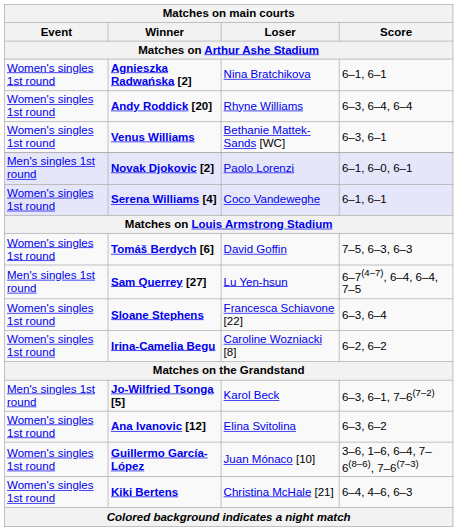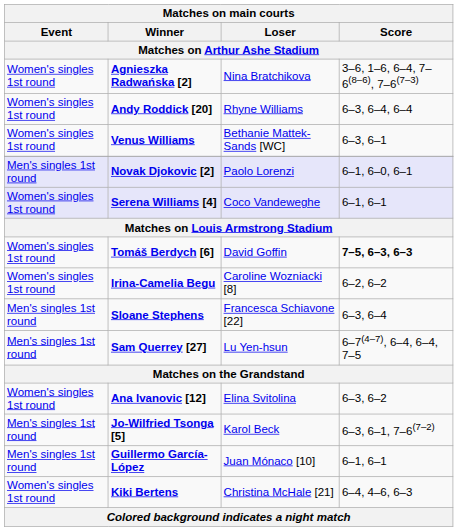(364, 74) 6–1, 6–1 -> (387, 76) 3–6, 1–6, 6–4, 7–6(8–6), 7–6(7–3)
(377, 249) normal -> (377, 252) bold
rows swapped: (159, 282) <-> (163, 346)
(50, 314) Women's singles 1st round -> (51, 314) Men's singles 1st round
rows swapped: (158, 426) <-> (162, 395)
(50, 459) Women's singles 1st round -> (51, 461) Men's singles 1st round
(387, 459) 3–6, 1–6, 6–4, 7–6(8–6), 7–6(7–3) -> (364, 461) 6–1, 6–1
